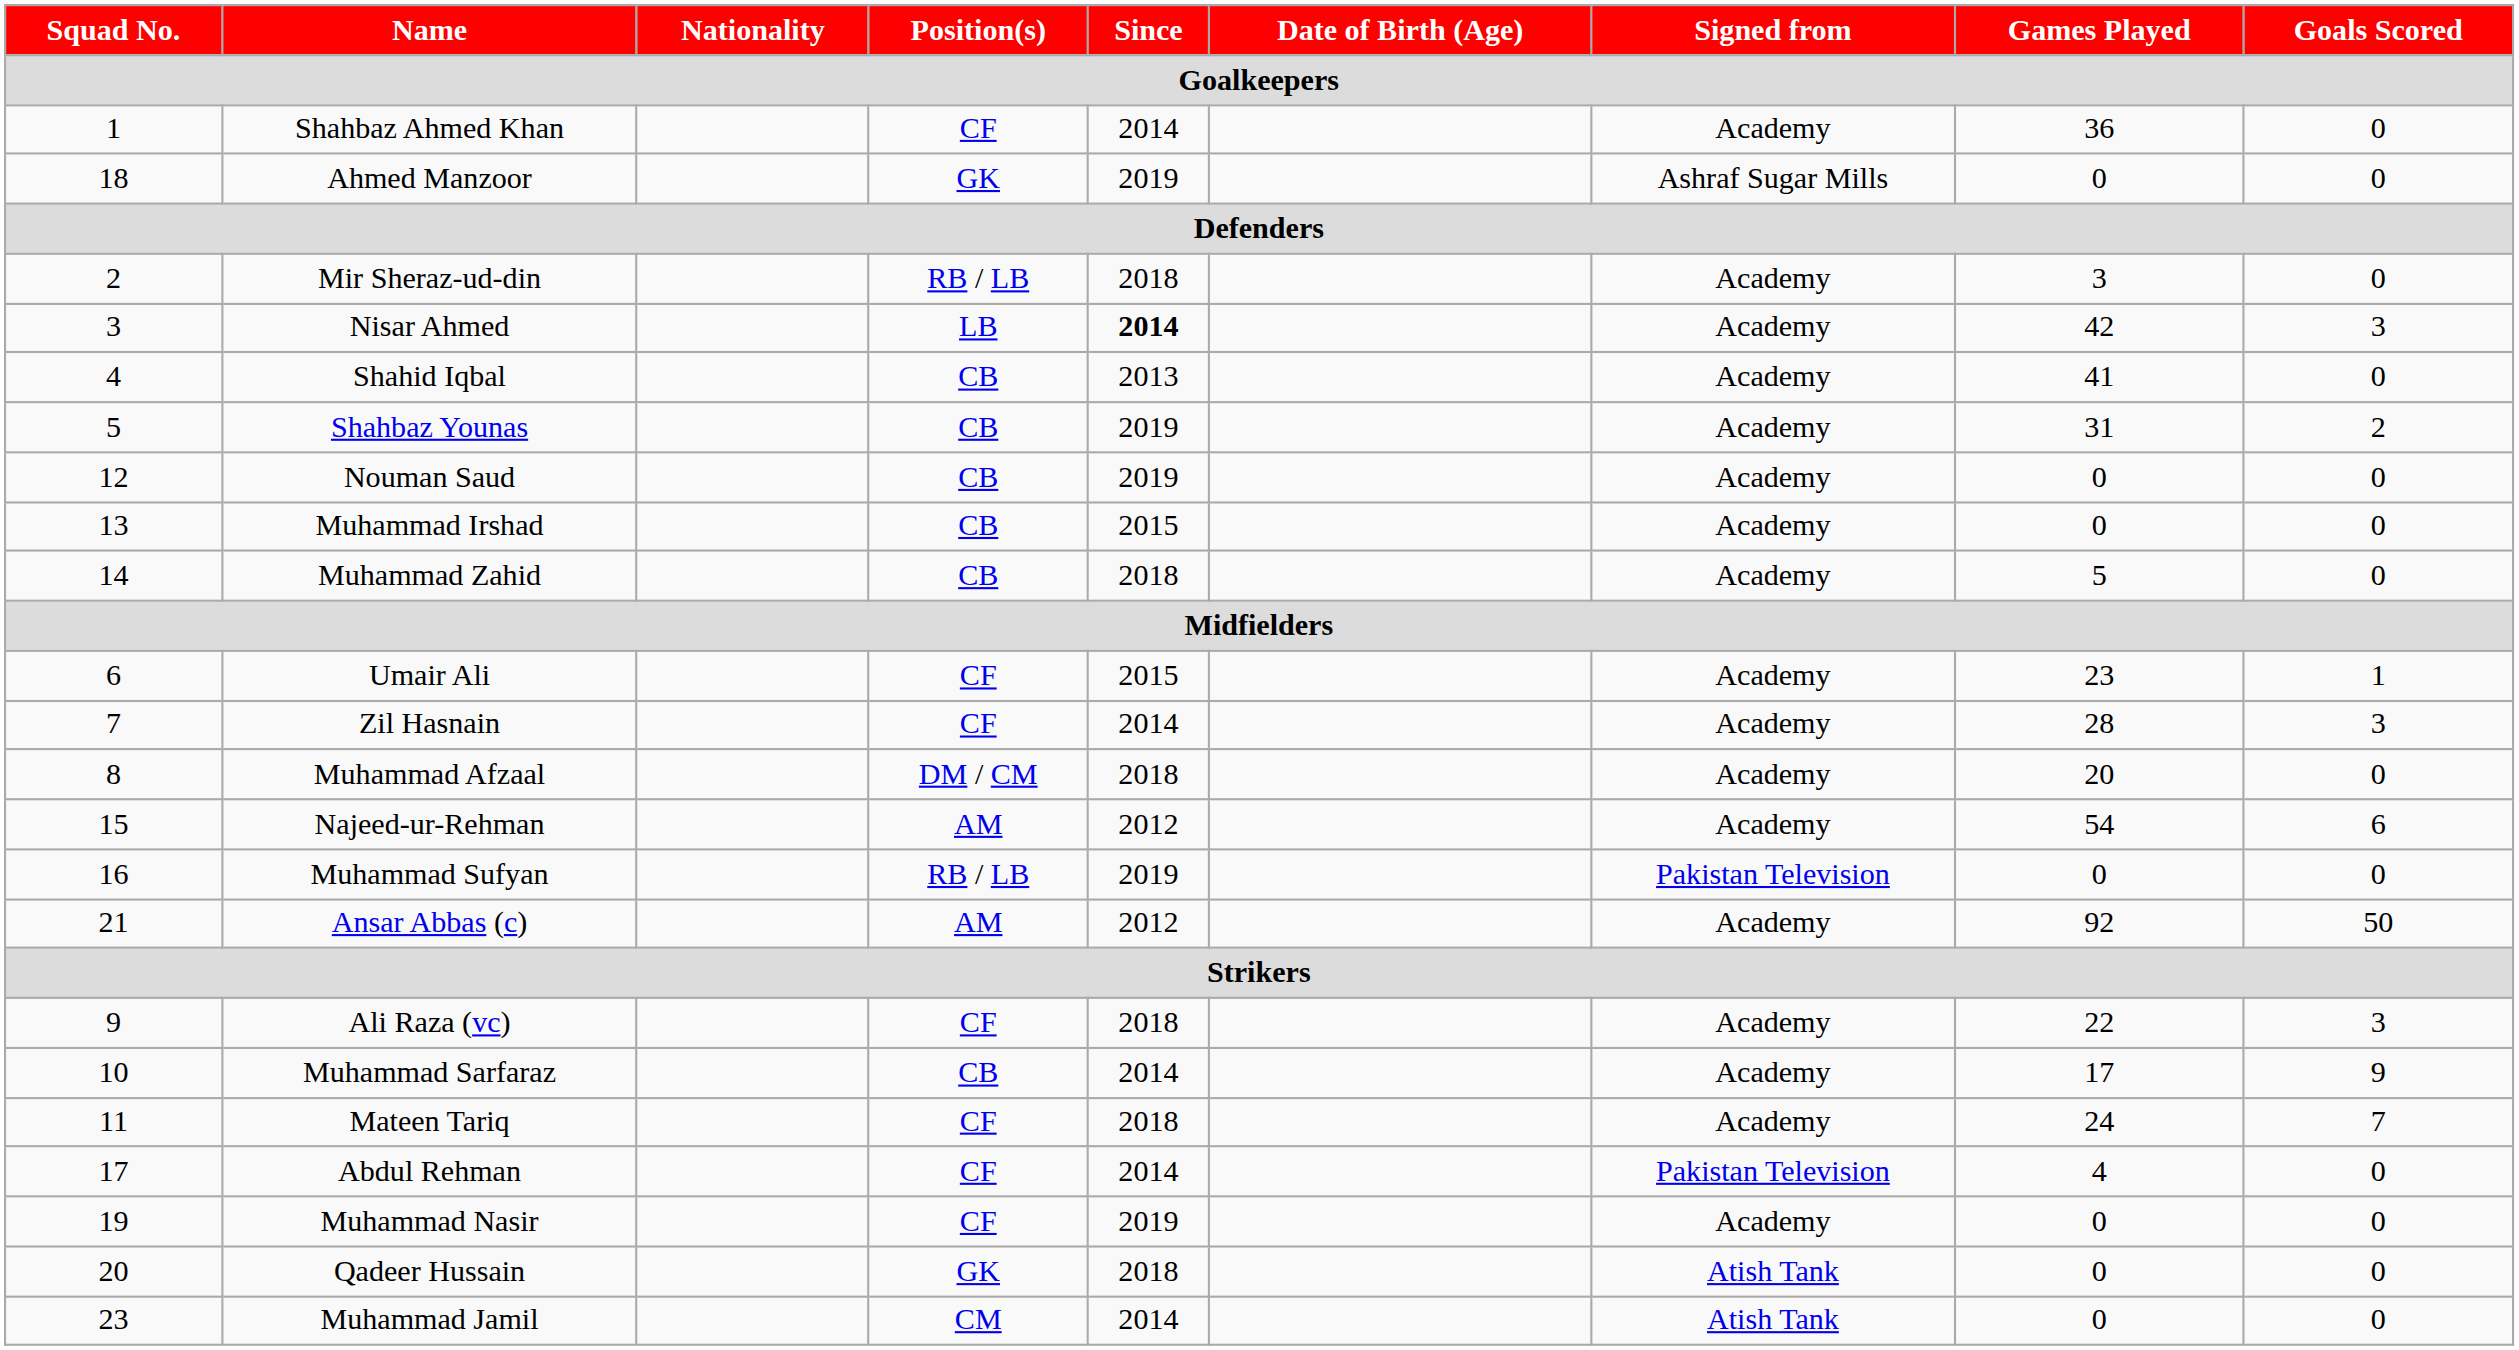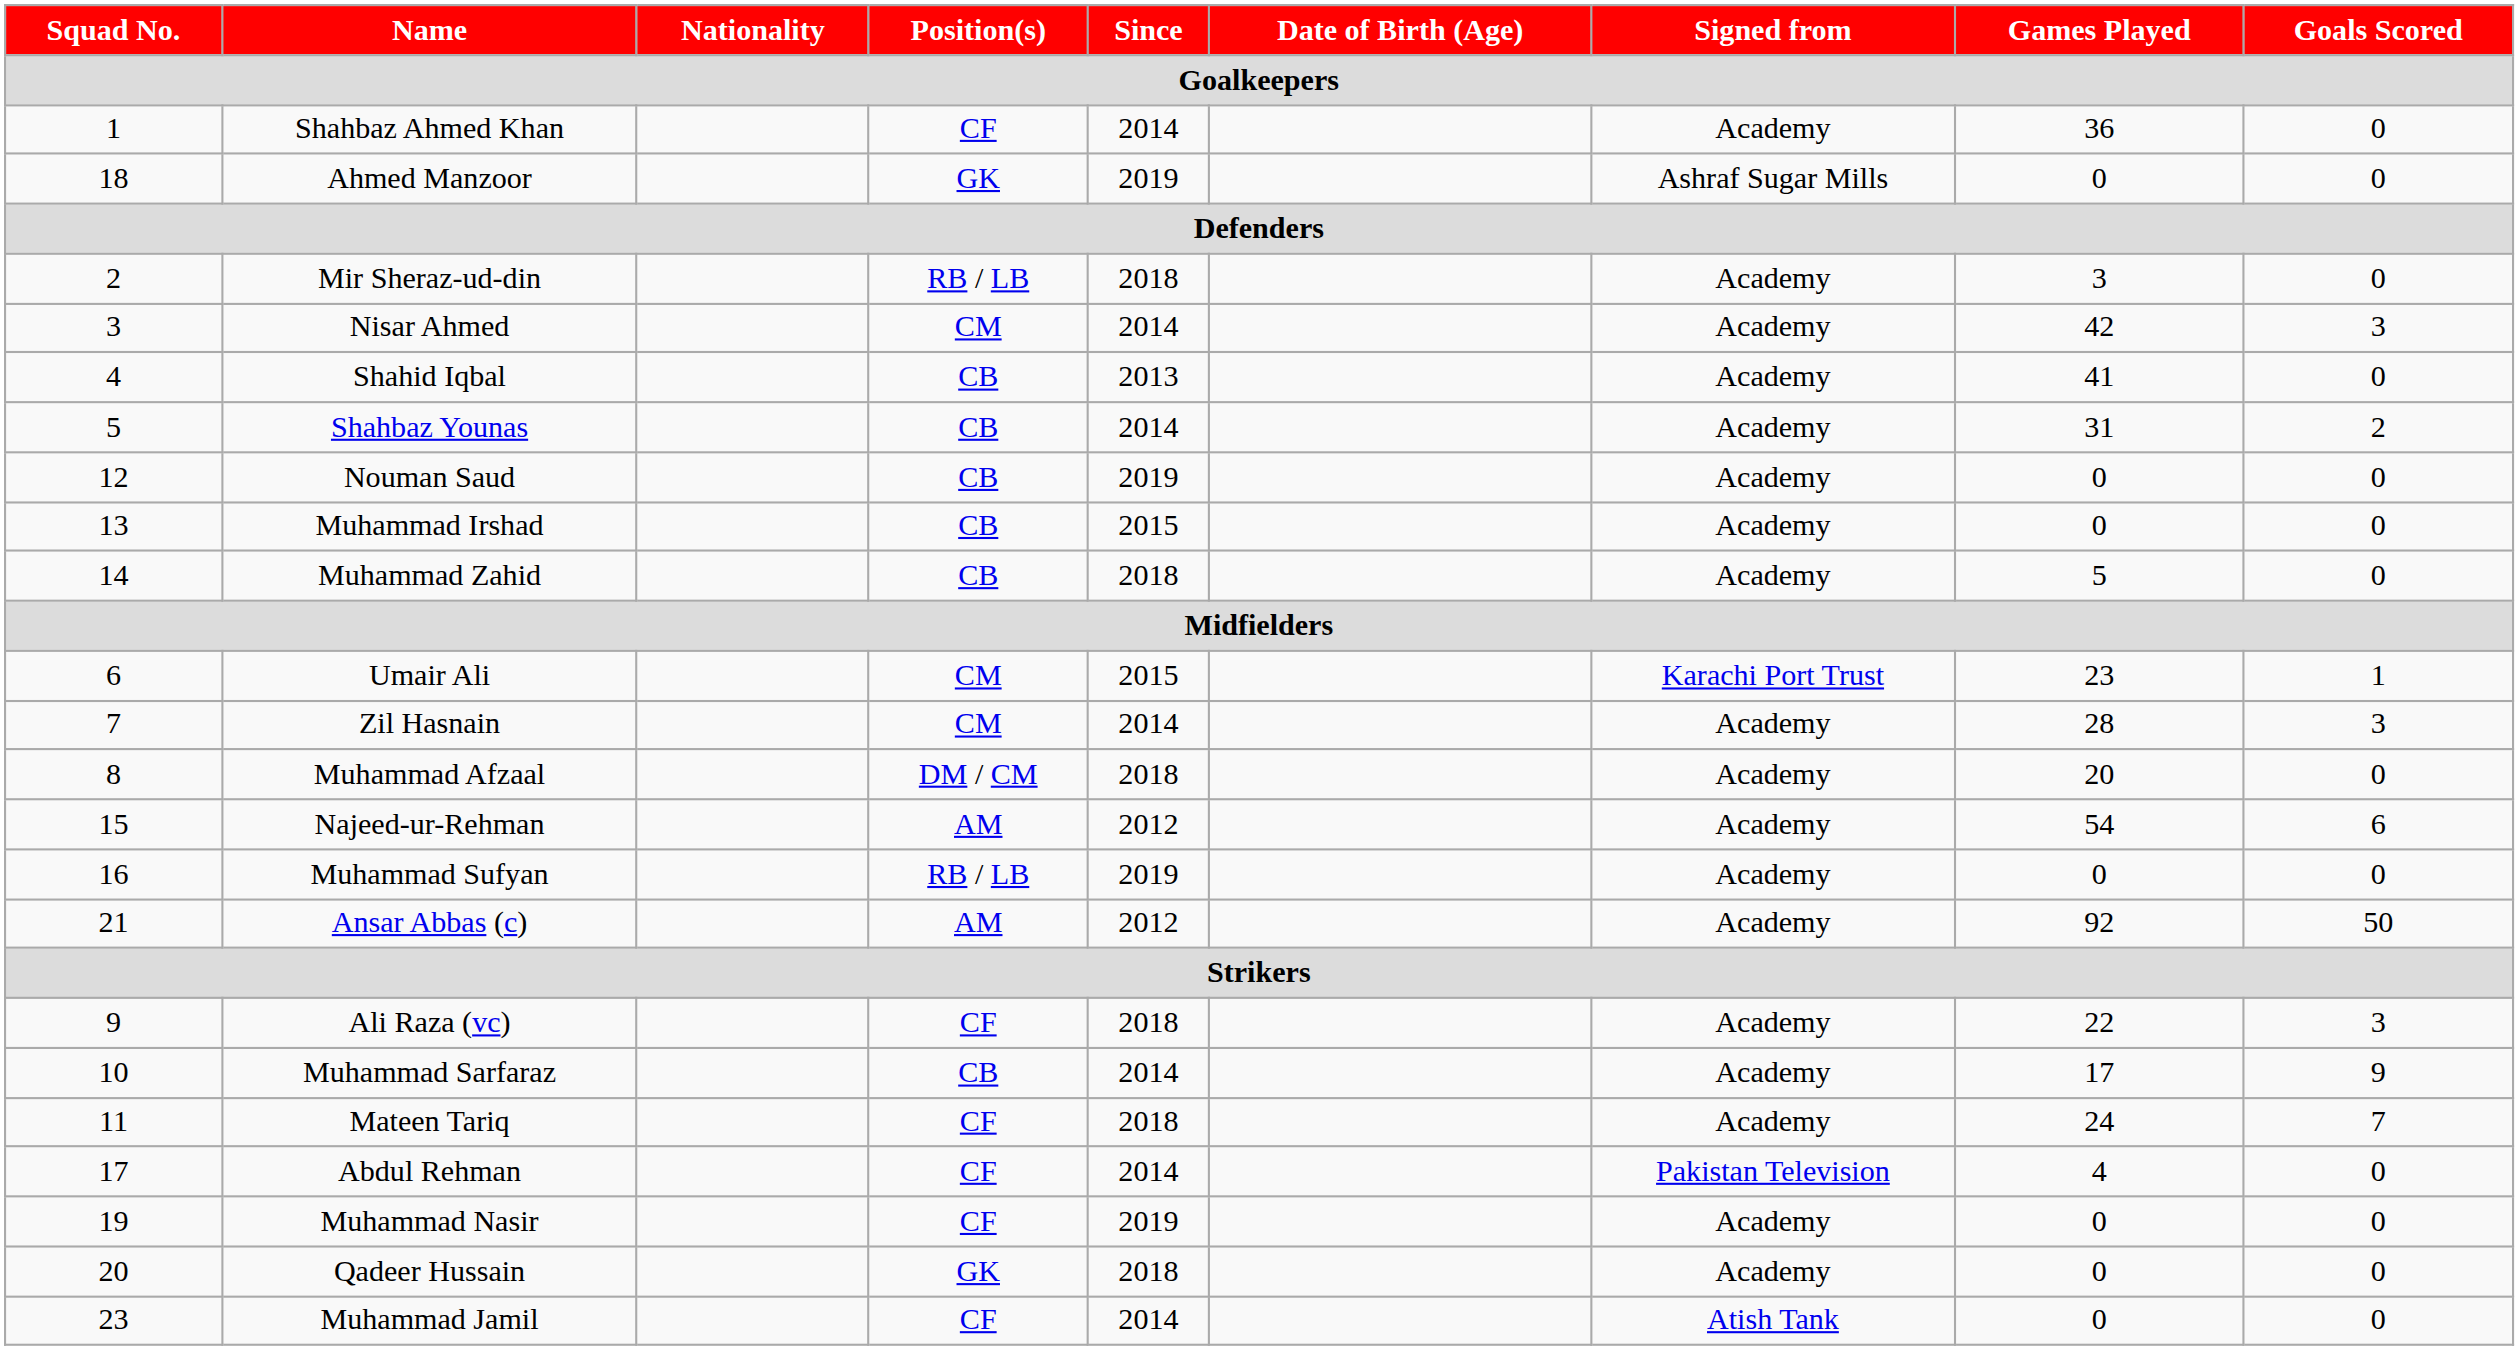(978, 327) LB -> (978, 327) CM
(1148, 327) bold -> (1148, 327) normal
(1148, 426) 2019 -> (1148, 426) 2014
(978, 674) CF -> (978, 674) CM
(1773, 674) Academy -> (1773, 674) Karachi Port Trust
(978, 724) CF -> (978, 724) CM
(1773, 873) Pakistan Television -> (1773, 873) Academy
(1773, 1270) Atish Tank -> (1773, 1270) Academy
(978, 1320) CM -> (978, 1320) CF
